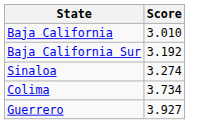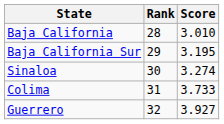+ column: (161, 14)
(164, 52) 3.192 -> (198, 52) 3.195
(164, 90) 3.734 -> (198, 90) 3.733
